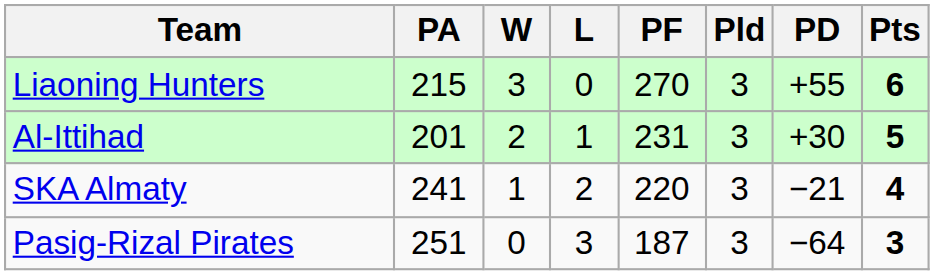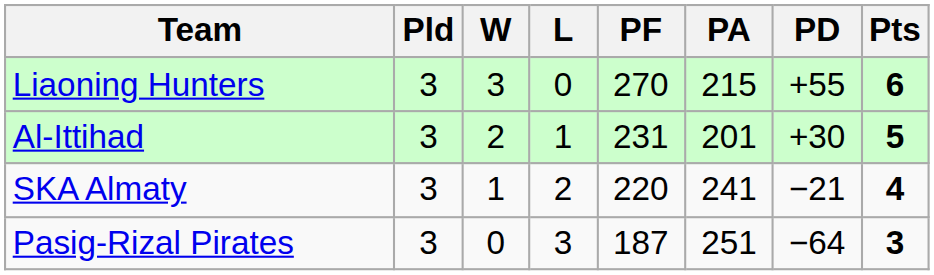columns swapped: (739, 30) <-> (439, 30)
